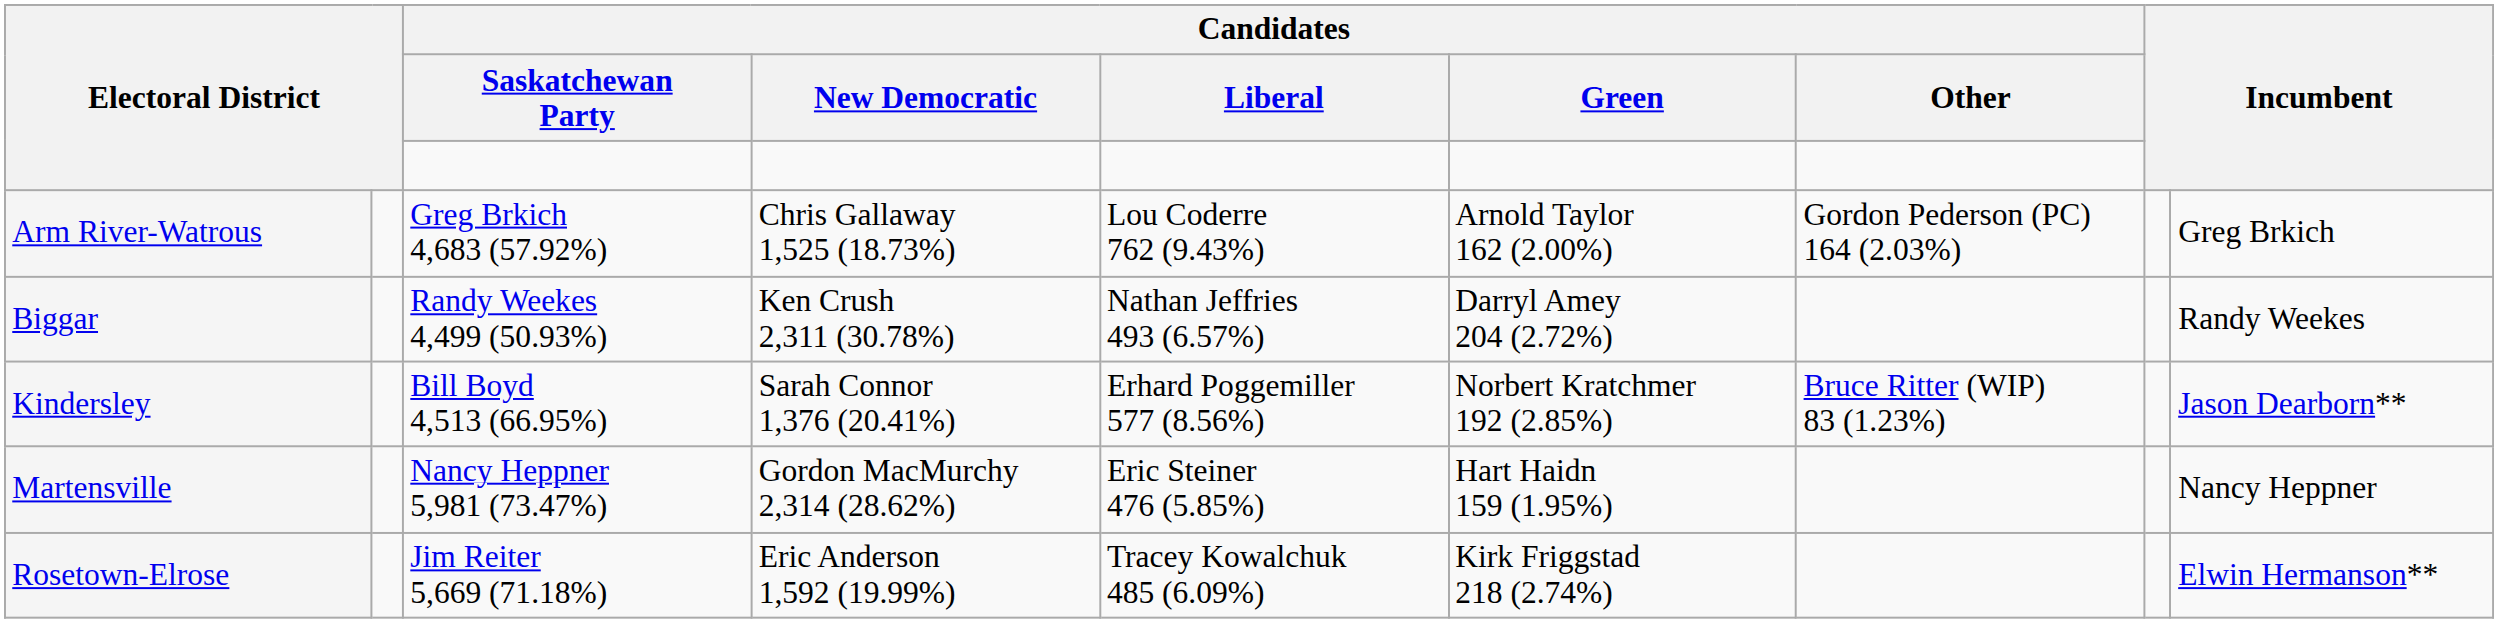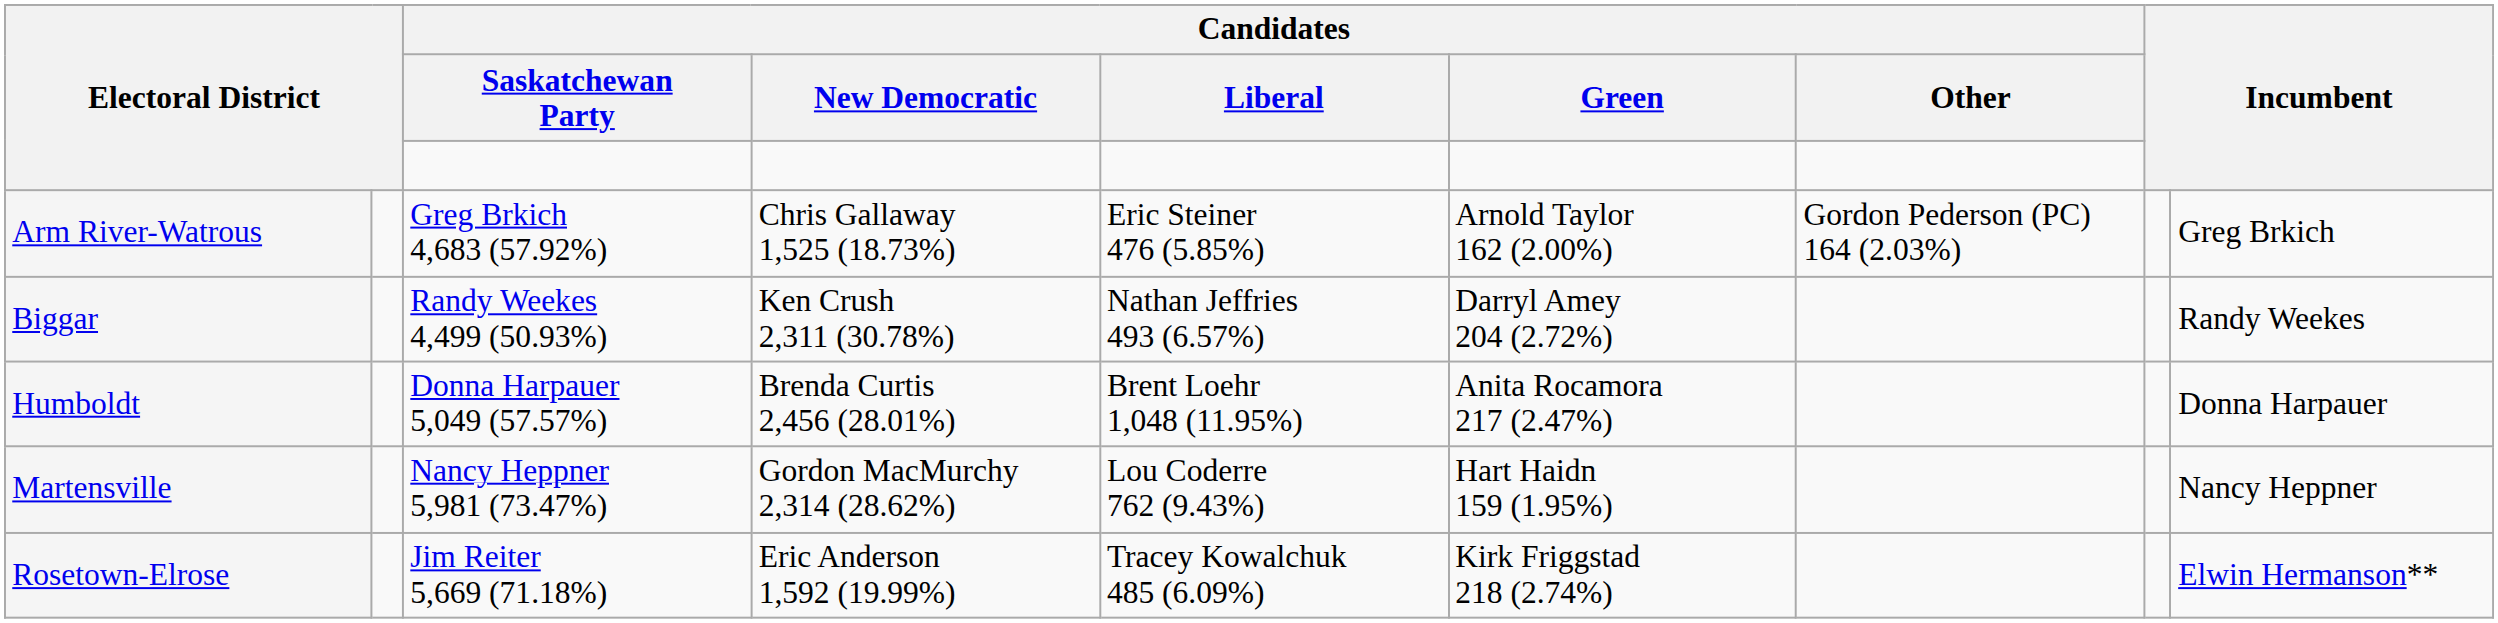(1187, 232) Lou Coderre 762 (9.43%) -> (1186, 232) Eric Steiner 476 (5.85%)
+ row: (76, 403)
- row: (81, 403)
(1186, 488) Eric Steiner 476 (5.85%) -> (1187, 488) Lou Coderre 762 (9.43%)
